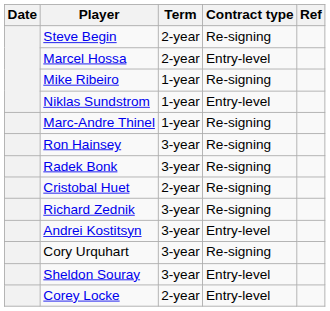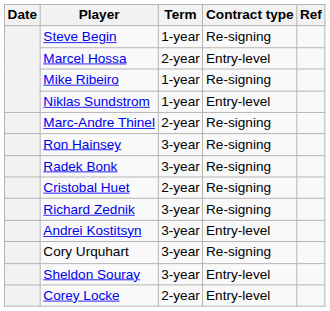(180, 36) 2-year -> (180, 36) 1-year
(180, 123) 1-year -> (180, 123) 2-year
